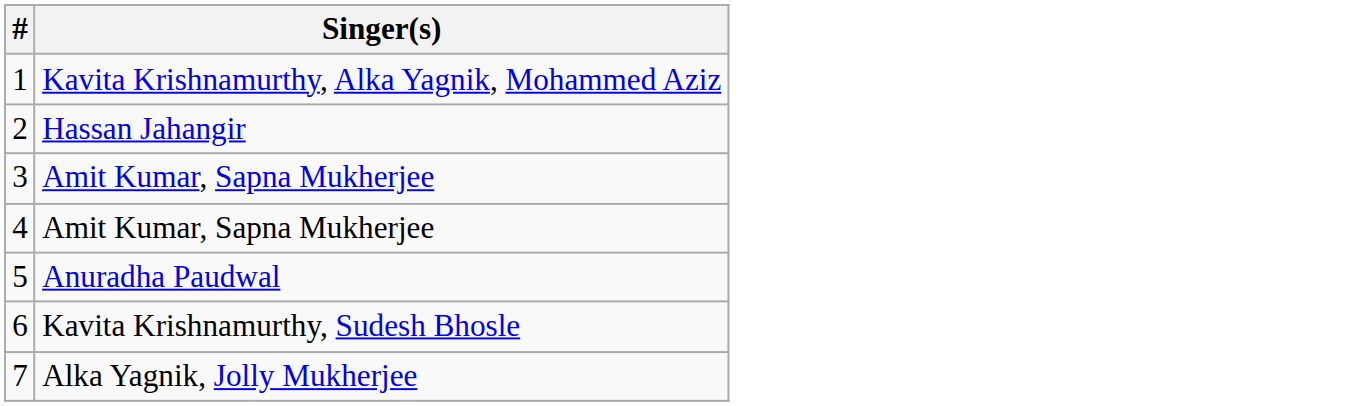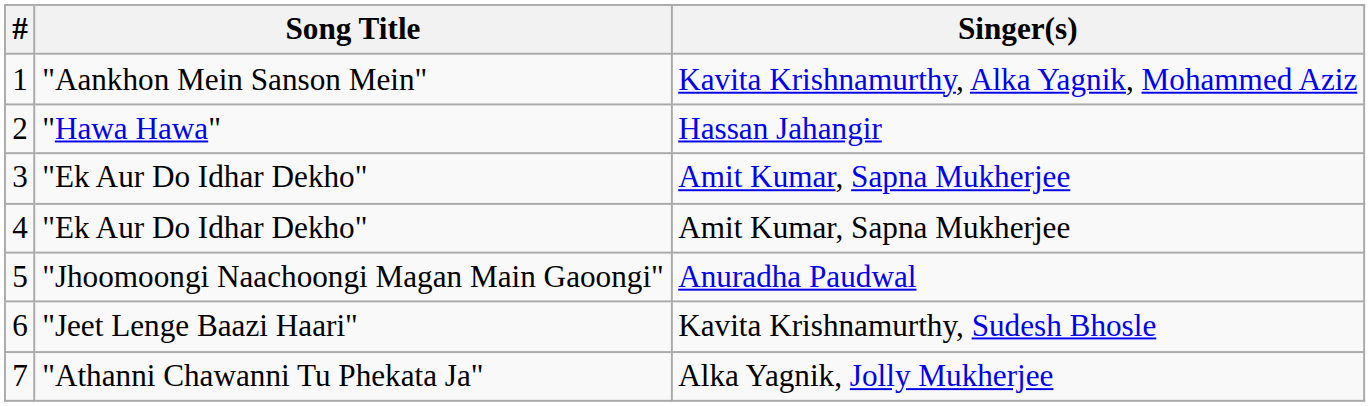+ column: (353, 29)
